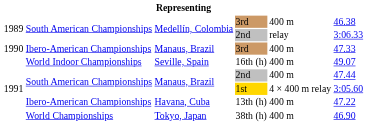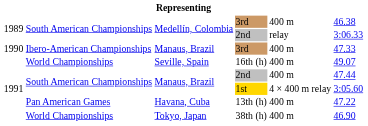(84, 62) World Indoor Championships -> (69, 62) World Championships
(89, 102) Ibero-American Championships -> (68, 102) Pan American Games
